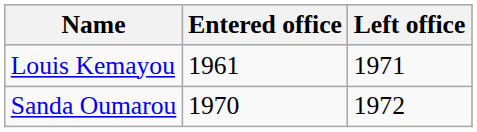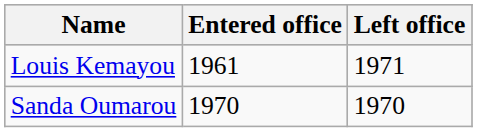(379, 106) 1972 -> (379, 106) 1970
